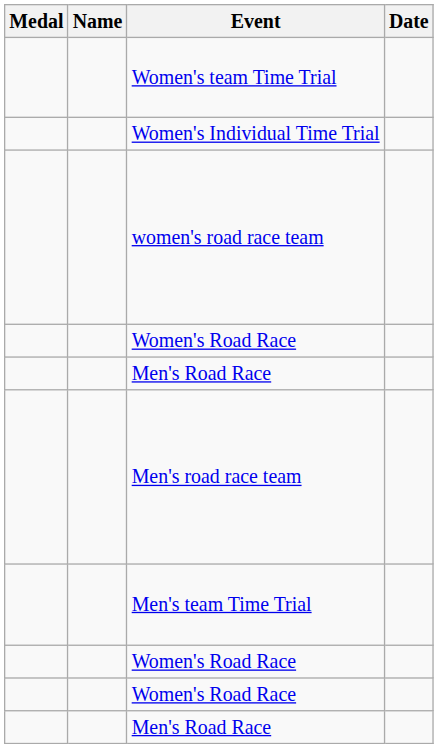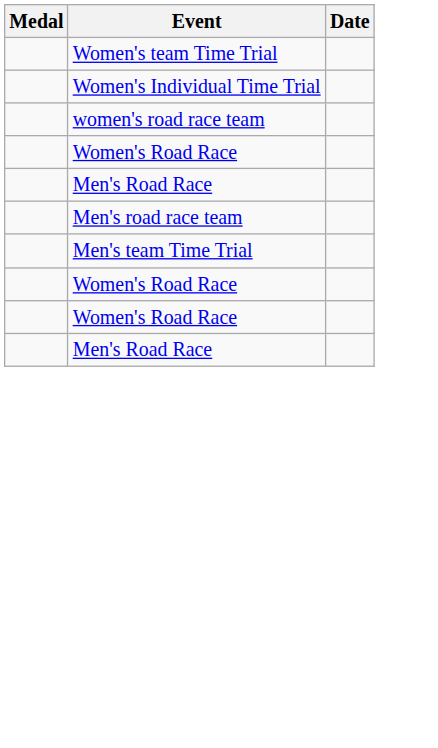- column: (98, 21)
